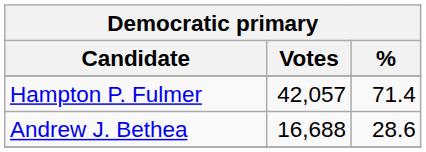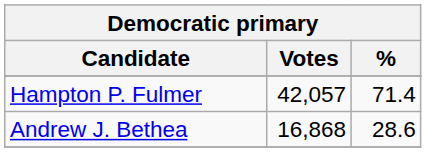(312, 130) 16,688 -> (312, 130) 16,868
